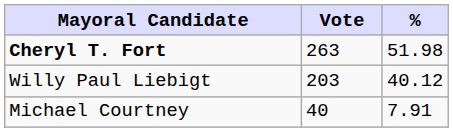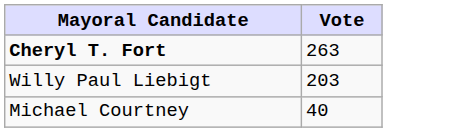- column: (415, 20)
